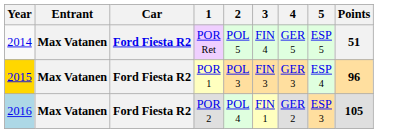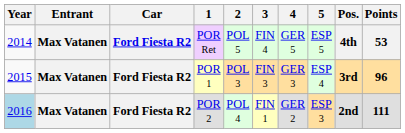+ column: (348, 14)
(354, 42) 51 -> (381, 42) 53
(20, 77) gold background -> (20, 77) no background
(354, 111) 105 -> (381, 111) 111
